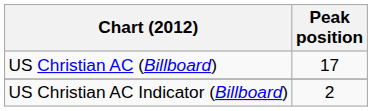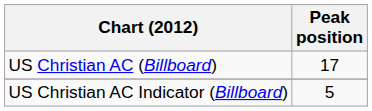(330, 92) 2 -> (330, 92) 5
